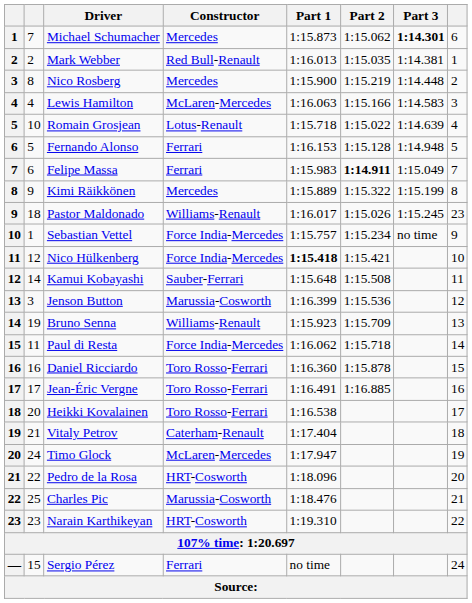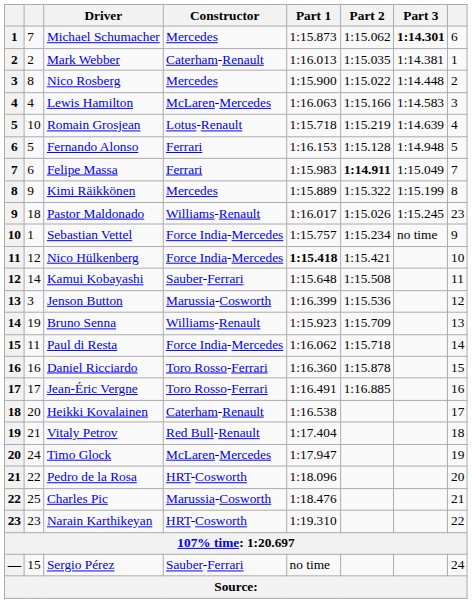(213, 59) Red Bull-Renault -> (215, 59) Caterham-Renault
(367, 81) 1:15.219 -> (367, 81) 1:15.022
(367, 125) 1:15.022 -> (367, 125) 1:15.219
(217, 410) Toro Rosso-Ferrari -> (215, 410) Caterham-Renault
(215, 432) Caterham-Renault -> (213, 432) Red Bull-Renault
(184, 564) Ferrari -> (205, 564) Sauber-Ferrari
